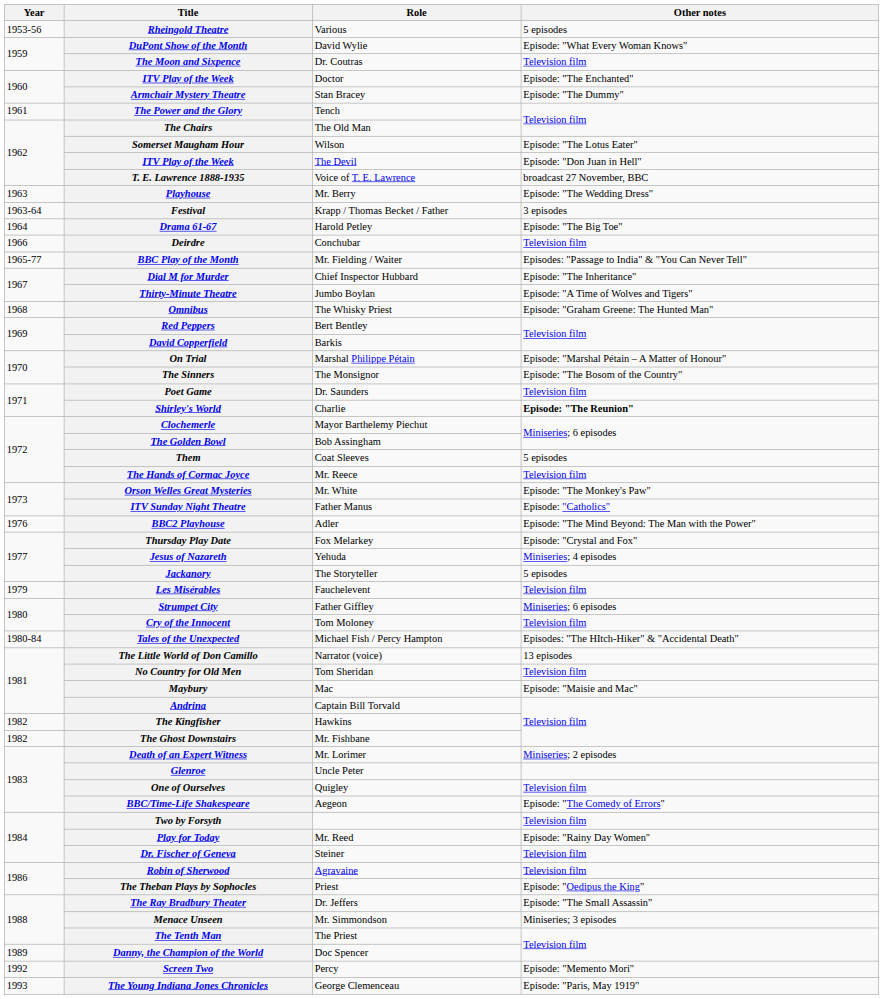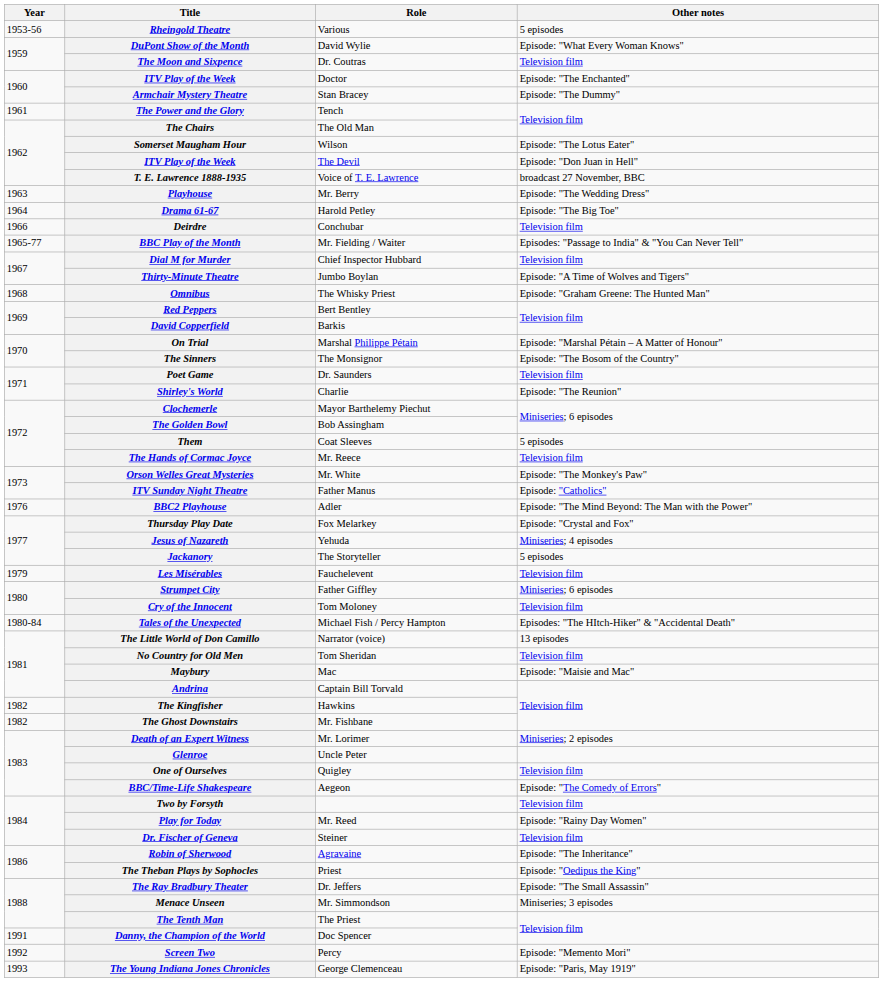- row: (188, 210)
(580, 276) Episode: "The Inheritance" -> (551, 260) Television film
(579, 408) bold -> (570, 392) normal
(555, 870) Television film -> (576, 853) Episode: "The Inheritance"
(17, 952) 1989 -> (17, 936) 1991
